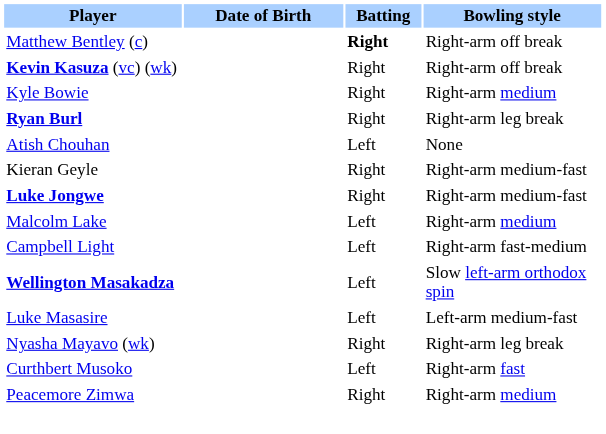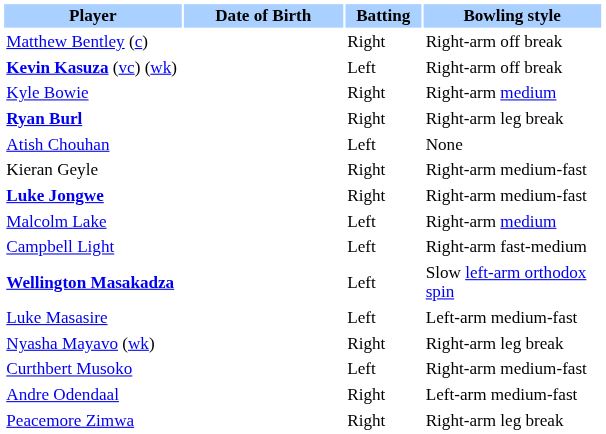(368, 41) bold -> (366, 41) normal
(366, 67) Right -> (362, 67) Left
(475, 368) Right-arm fast -> (506, 368) Right-arm medium-fast
+ row: (63, 394)
(491, 394) Right-arm medium -> (495, 420) Right-arm leg break
